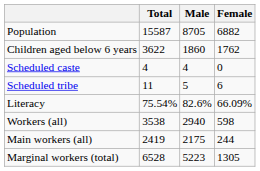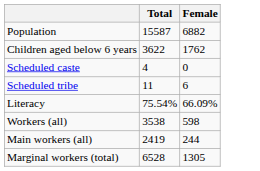- column: (197, 13)
